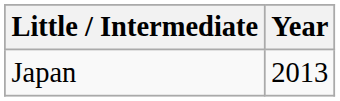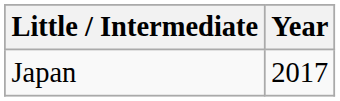(300, 72) 2013 -> (300, 72) 2017
